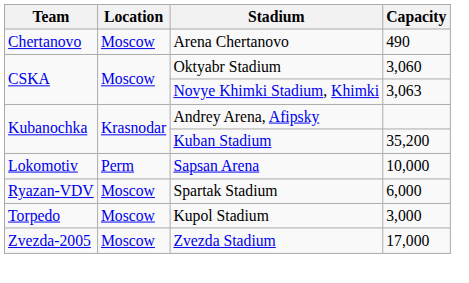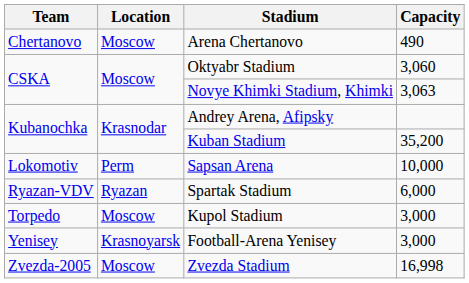(128, 191) Moscow -> (124, 191) Ryazan
+ row: (262, 240)
(408, 240) 17,000 -> (422, 265) 16,998
